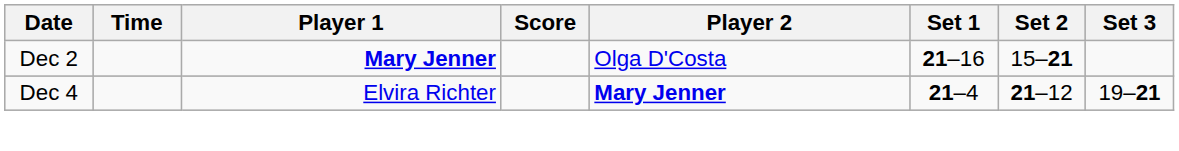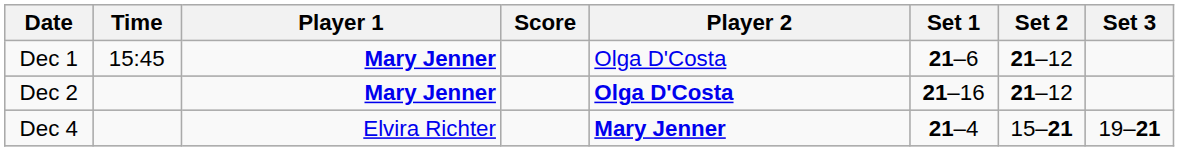+ row: (49, 58)
(660, 58) normal -> (664, 93) bold
(1042, 58) 15–21 -> (1042, 93) 21–12
(1042, 93) 21–12 -> (1042, 129) 15–21
